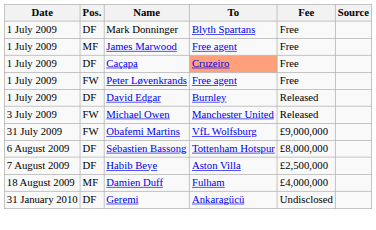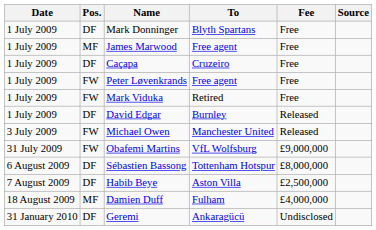(211, 64) lightsalmon background -> (211, 64) no background
+ row: (135, 98)
